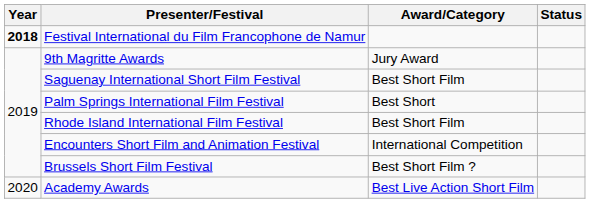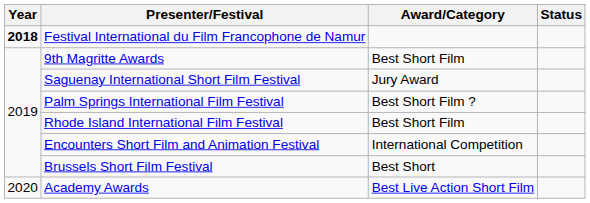(405, 58) Jury Award -> (418, 58) Best Short Film
(418, 79) Best Short Film -> (405, 79) Jury Award
(403, 101) Best Short -> (424, 101) Best Short Film ?
(424, 166) Best Short Film ? -> (403, 166) Best Short
